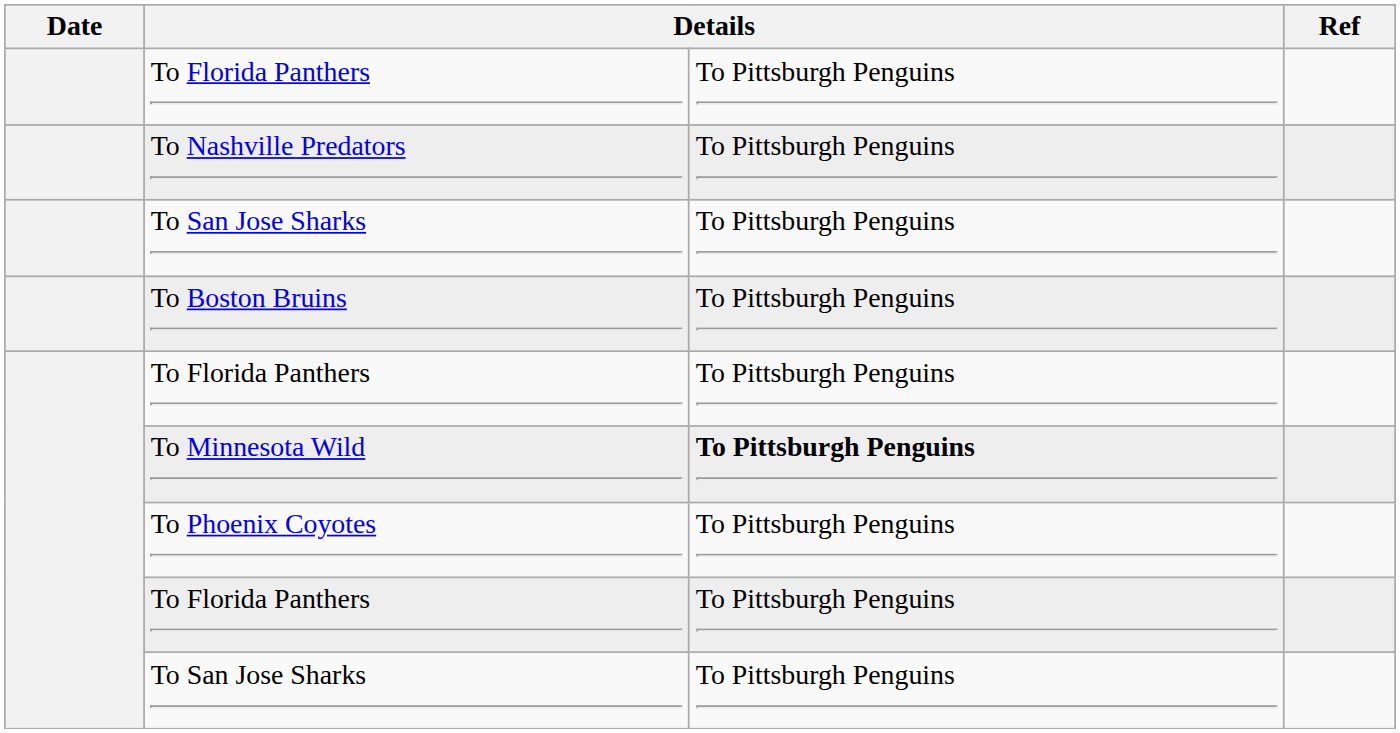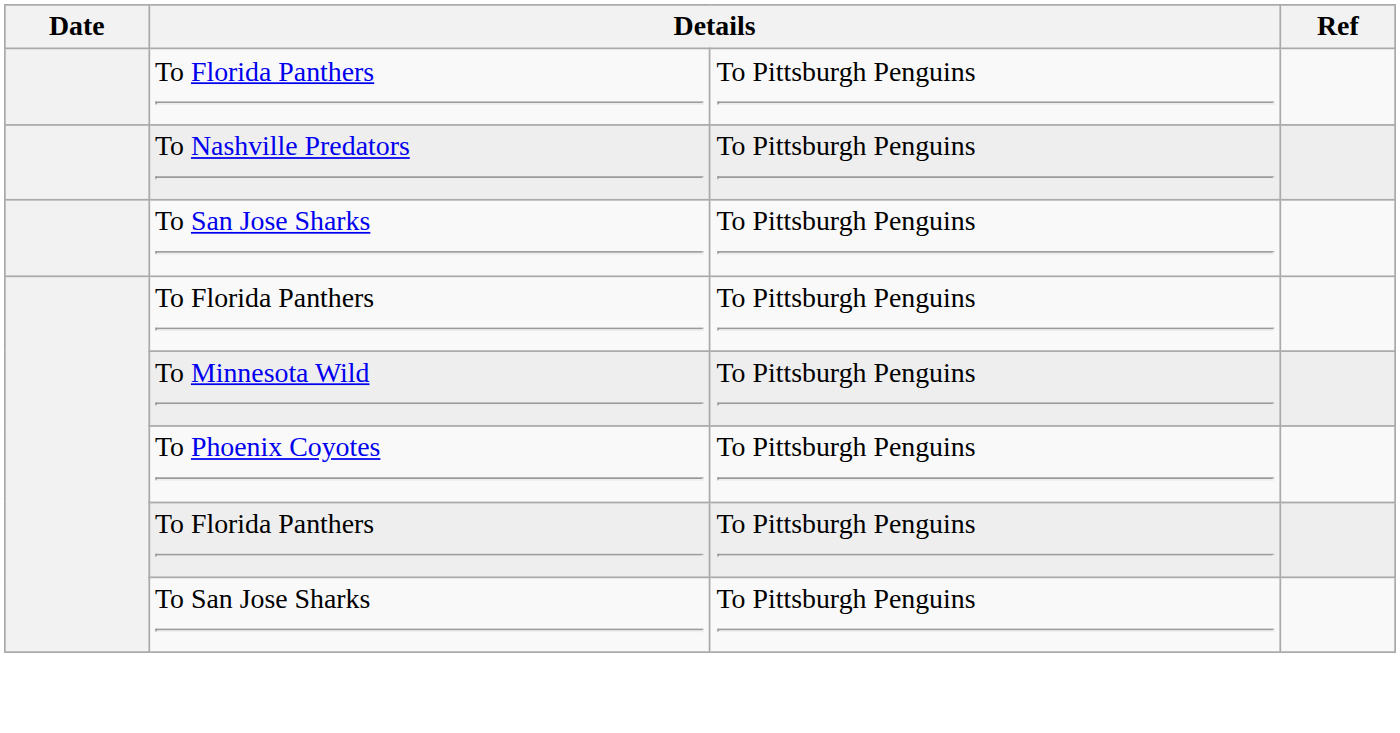- row: (75, 313)
(987, 457) bold -> (995, 382) normal
